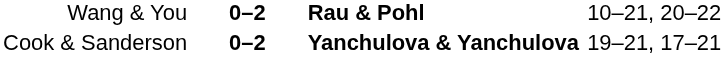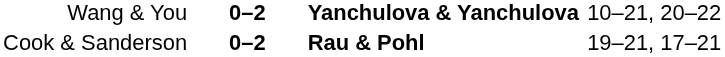(366, 12) Rau & Pohl -> (443, 12) Yanchulova & Yanchulova
(443, 42) Yanchulova & Yanchulova -> (366, 42) Rau & Pohl
